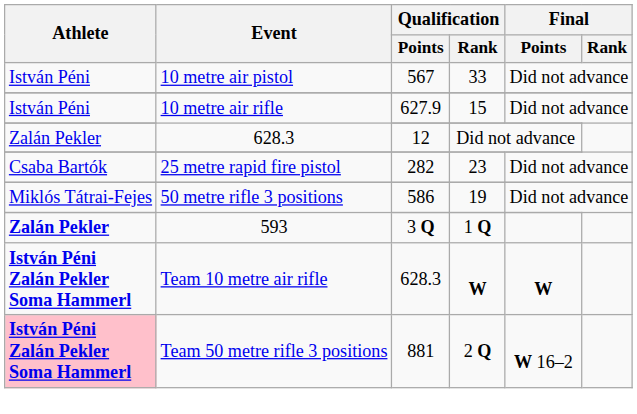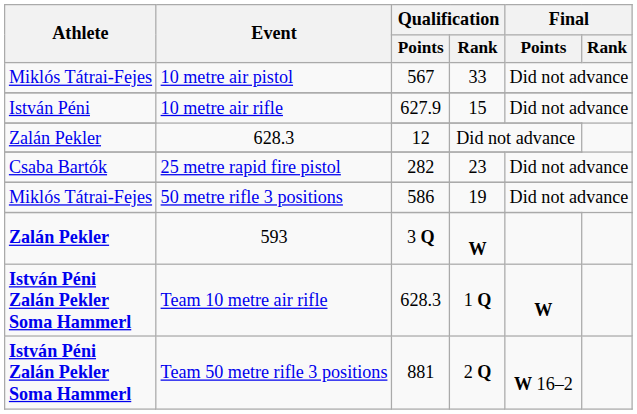(49, 78) István Péni -> (80, 78) Miklós Tátrai-Fejes
(478, 227) 1 Q -> (478, 249) W
(478, 289) W -> (478, 300) 1 Q
(70, 351) pink background -> (70, 373) no background
